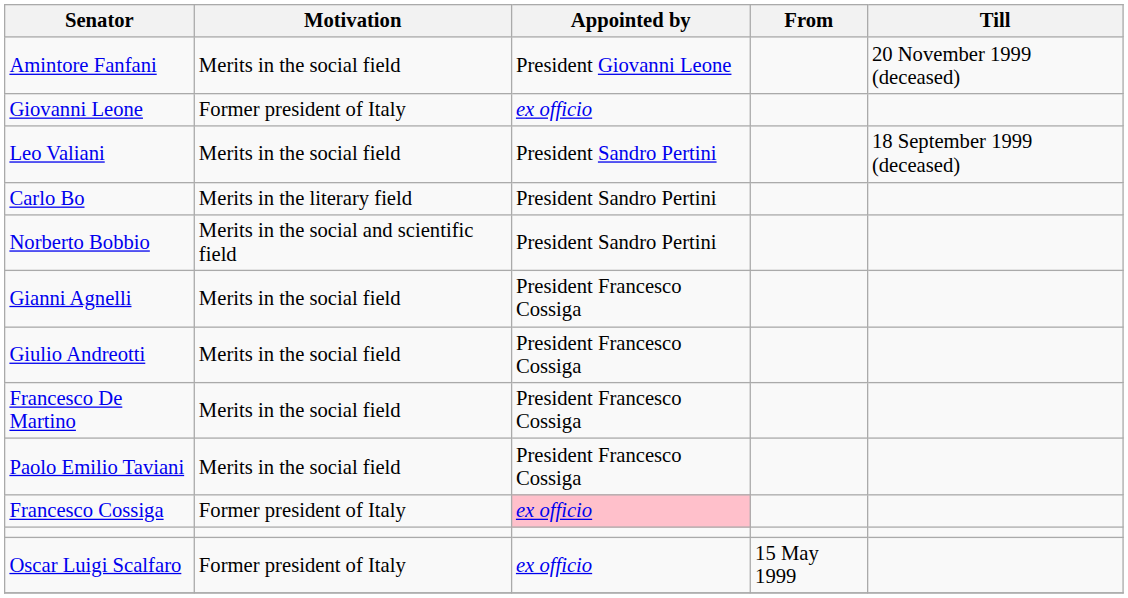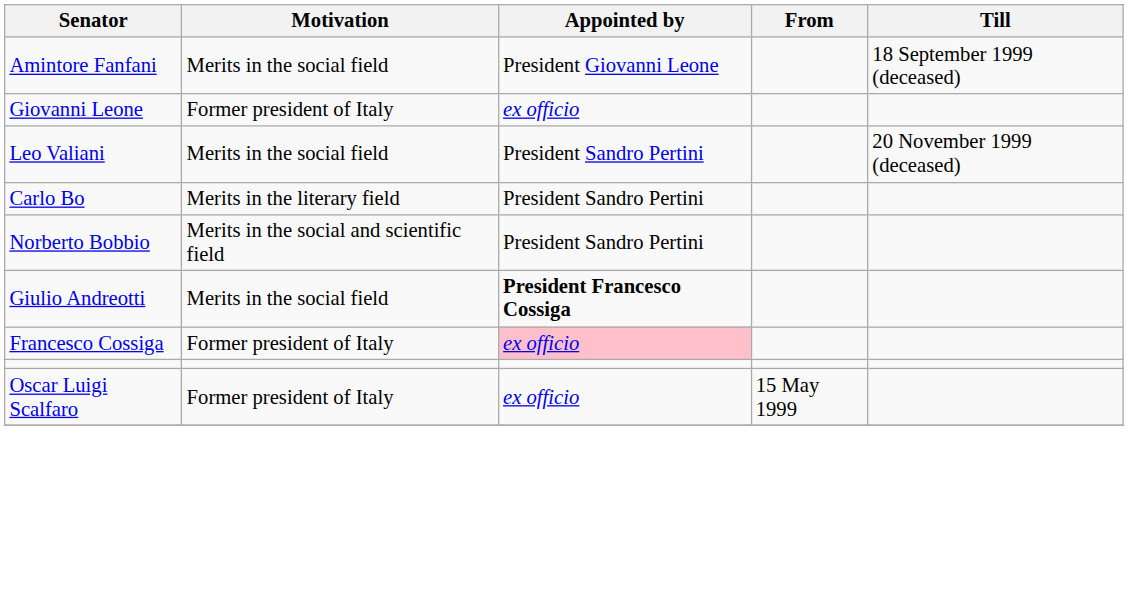(952, 65) 20 November 1999 (deceased) -> (953, 65) 18 September 1999 (deceased)
(952, 153) 18 September 1999 (deceased) -> (952, 153) 20 November 1999 (deceased)
- row: (70, 298)
(599, 354) normal -> (592, 298) bold
- row: (66, 410)
- row: (97, 466)
